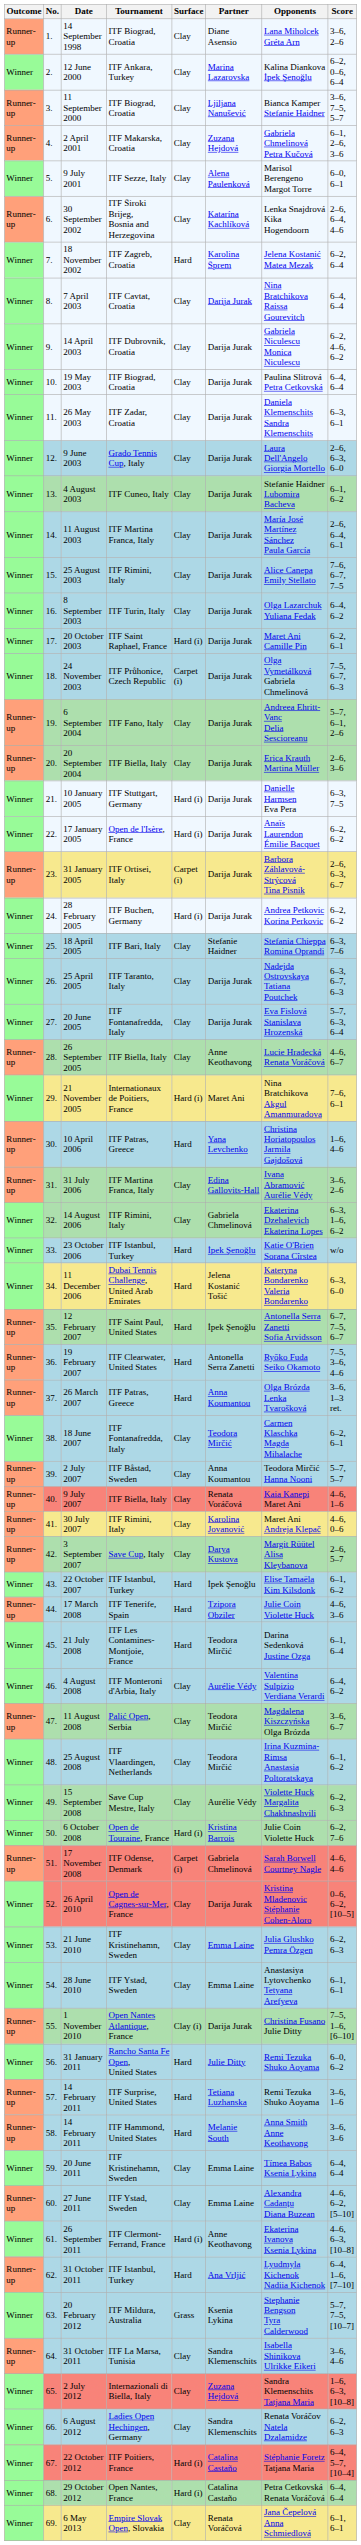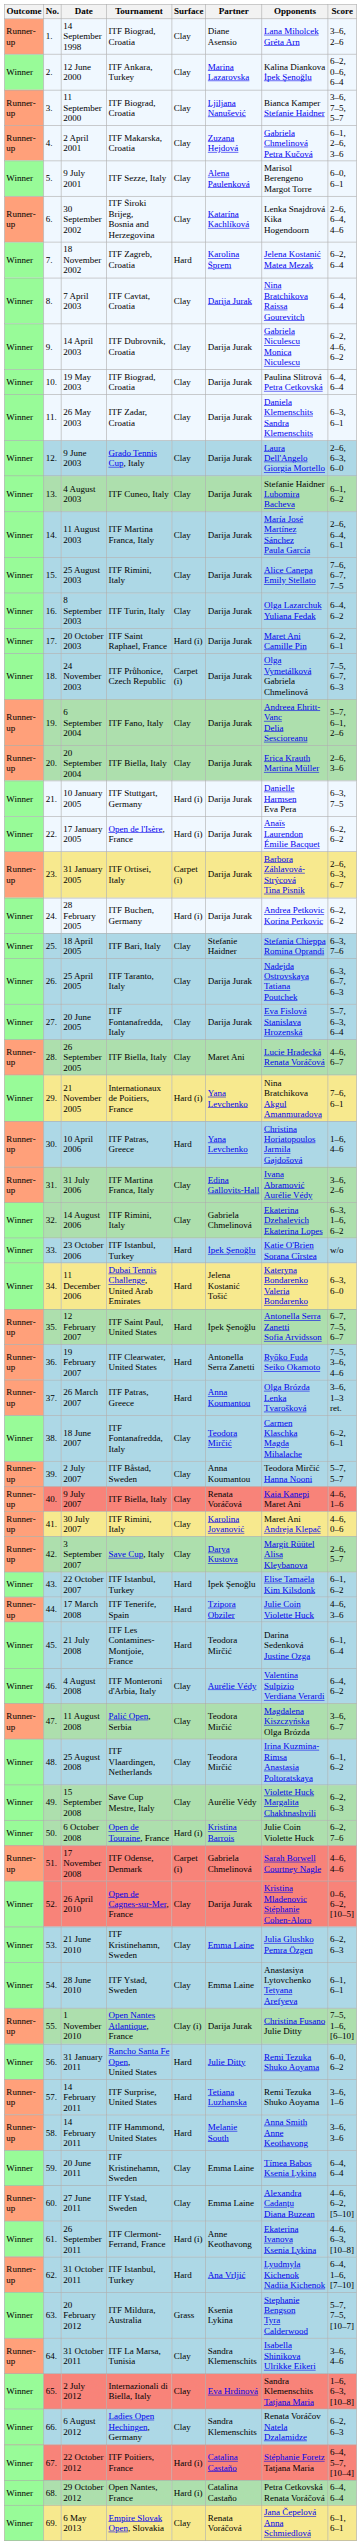(230, 1057) Anne Keothavong -> (226, 1057) Maret Ani
(226, 1097) Maret Ani -> (228, 1097) Yana Levchenko
(223, 2391) Zuzana Hejdová -> (233, 2391) Eva Hrdinová
